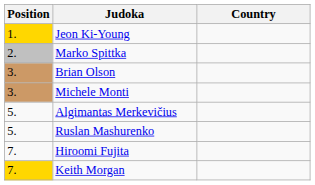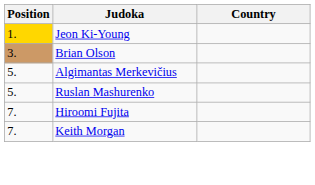- row: (91, 53)
- row: (92, 92)
(12, 170) gold background -> (12, 131) no background
